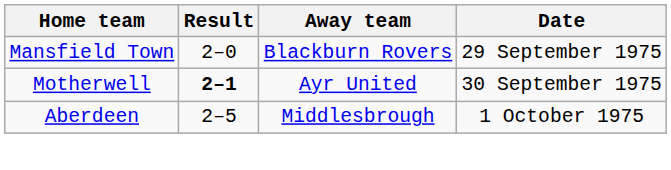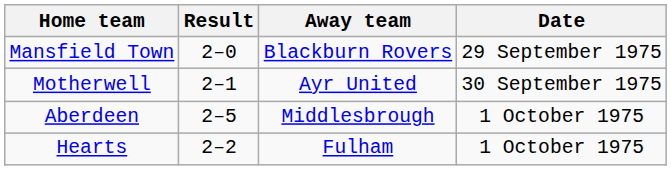(219, 85) bold -> (219, 85) normal
+ row: (92, 149)
